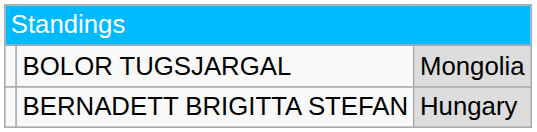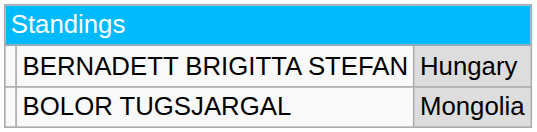rows swapped: (215, 106) <-> (157, 65)
